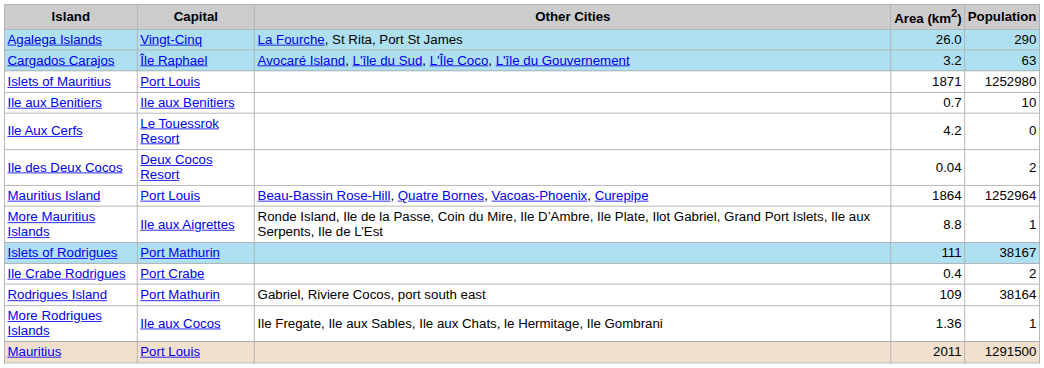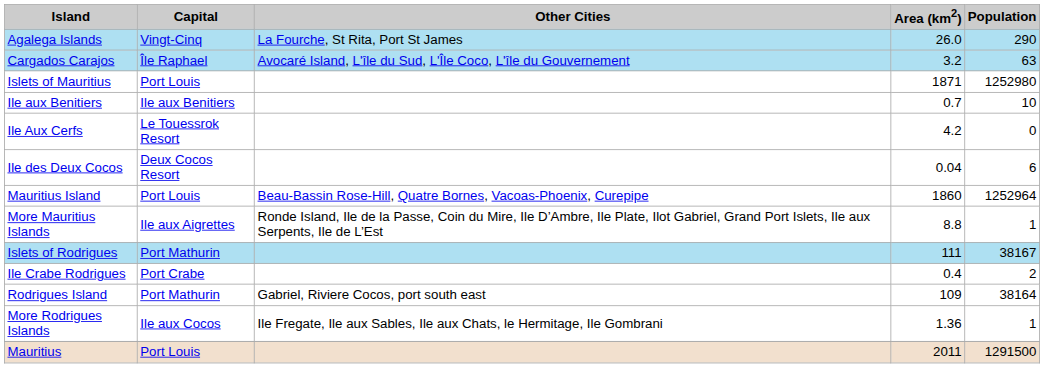(1033, 167) 2 -> (1033, 167) 6
(947, 195) 1864 -> (947, 195) 1860
